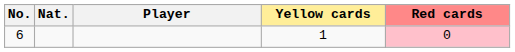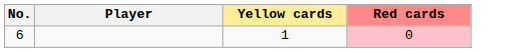- column: (54, 16)
